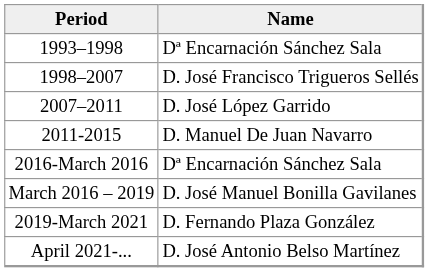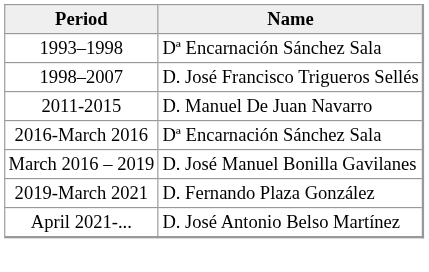- row: (81, 106)
